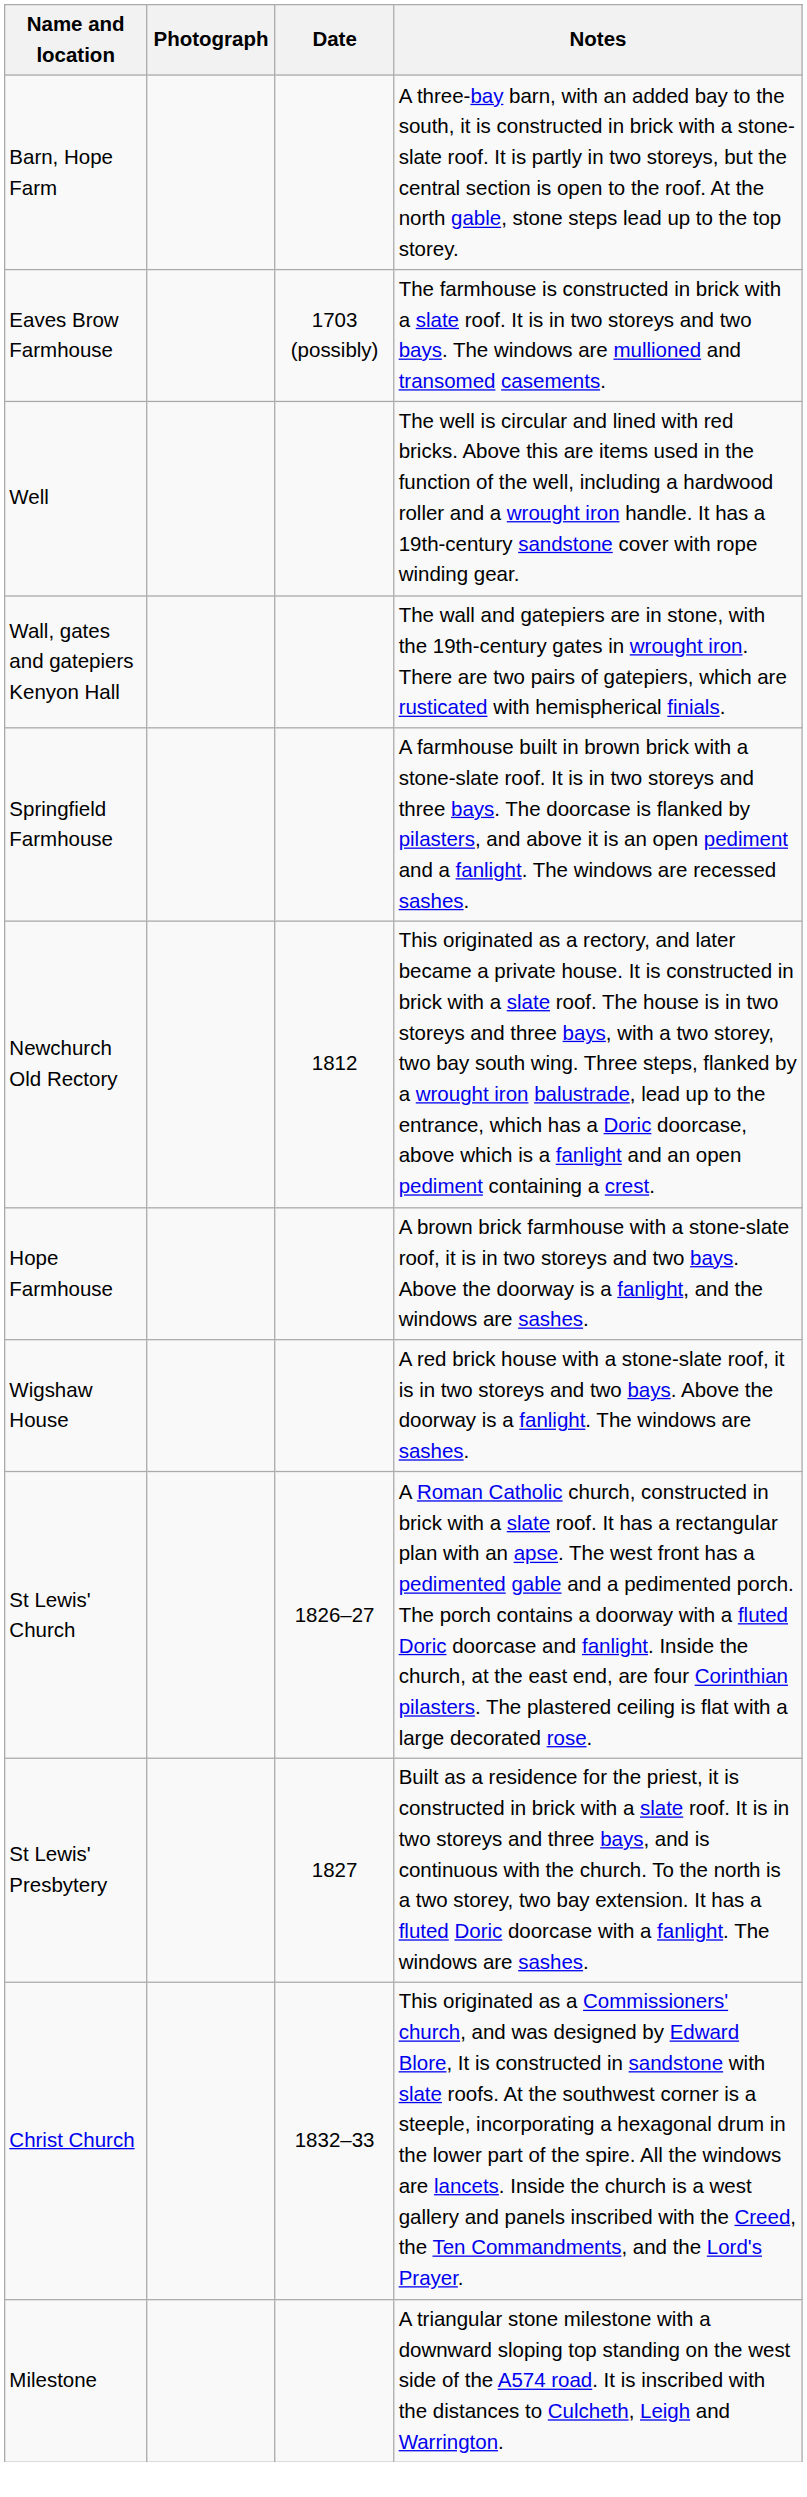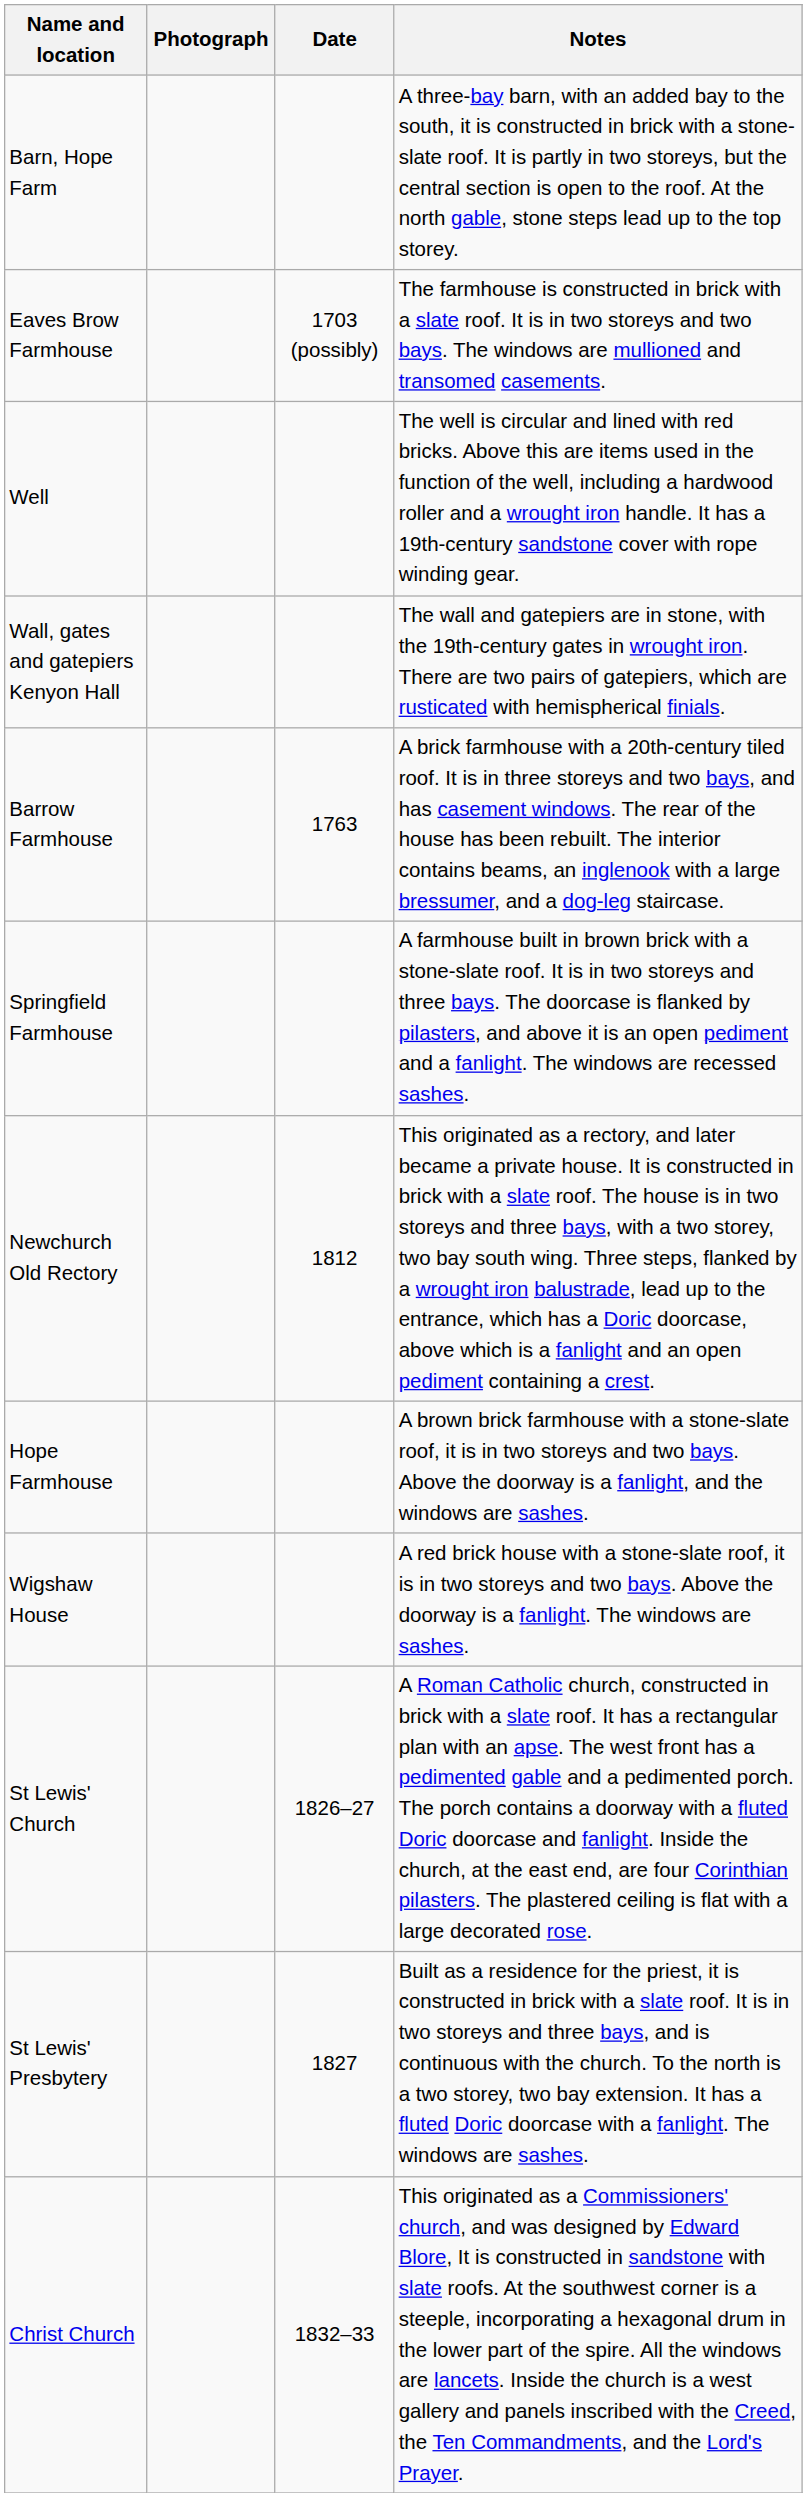+ row: (61, 824)
- row: (53, 2380)
